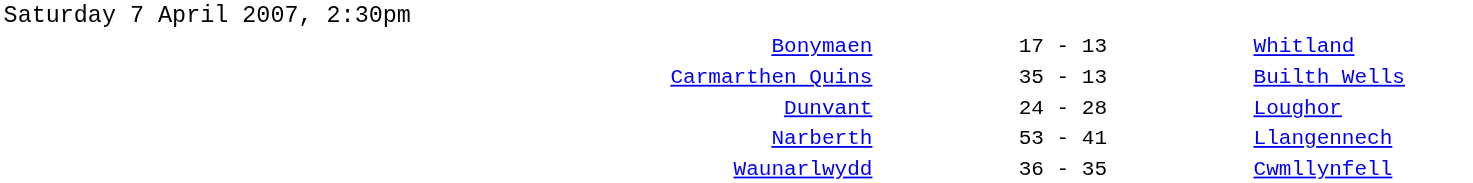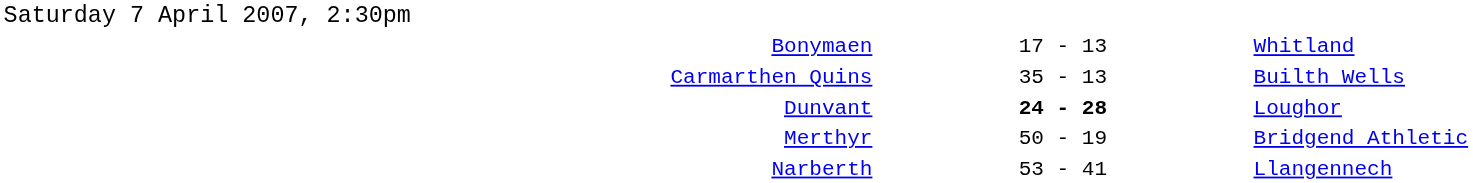(1063, 108) normal -> (1063, 108) bold
+ row: (828, 139)
- row: (803, 169)
